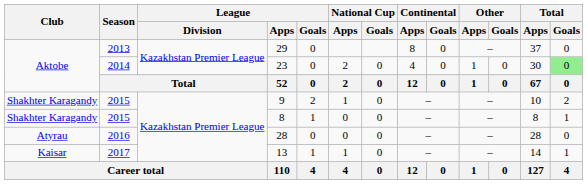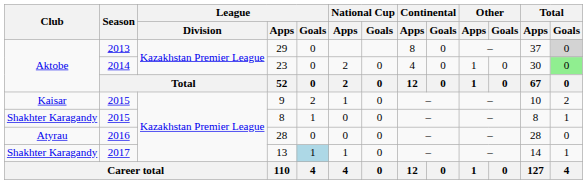(566, 48) no background -> (566, 48) lightgrey background
(52, 100) Shakhter Karagandy -> (52, 100) Kaisar
(52, 153) Kaisar -> (52, 153) Shakhter Karagandy
(313, 153) no background -> (313, 153) lightblue background
